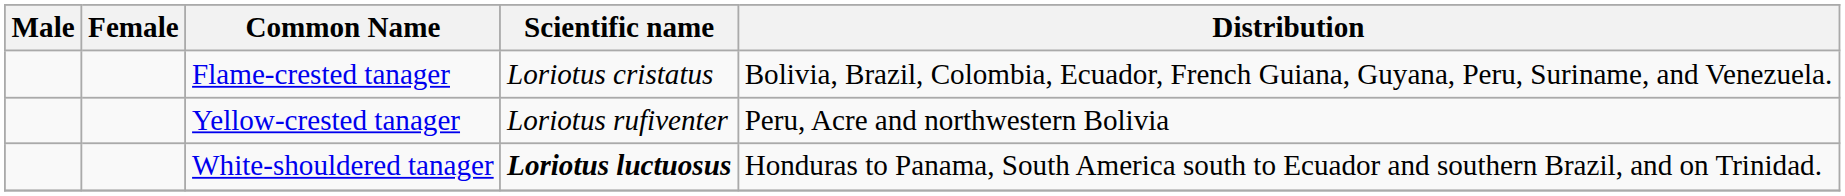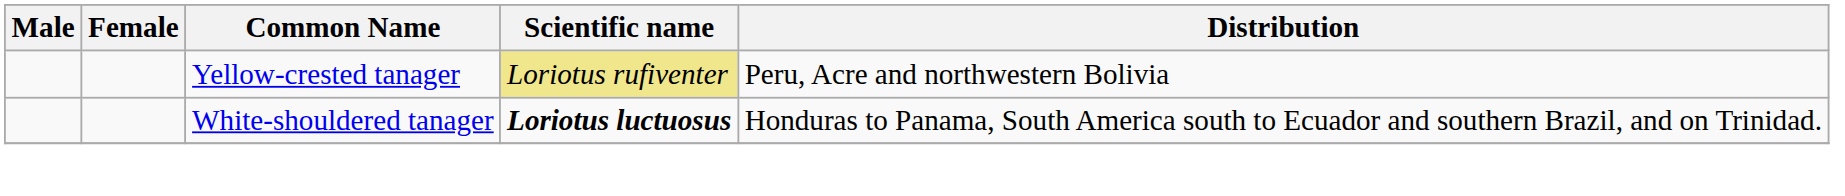- row: (321, 73)
(618, 119) no background -> (618, 73) khaki background
